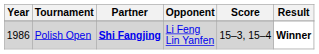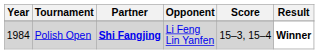(18, 35) 1986 -> (18, 35) 1984
